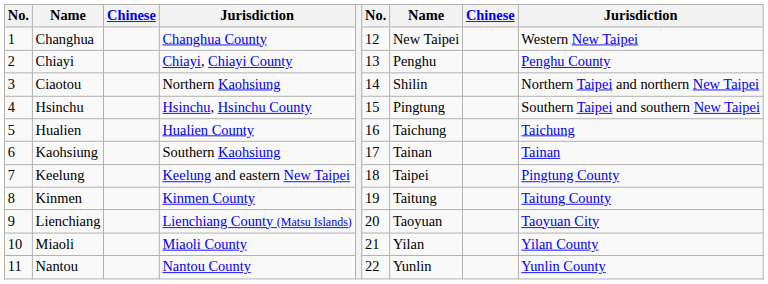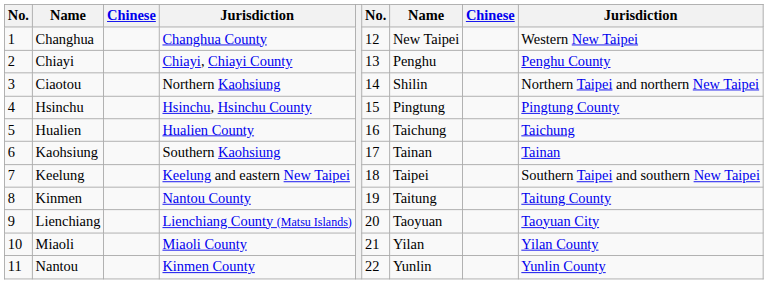(641, 107) Southern Taipei and southern New Taipei -> (570, 107) Pingtung County
(570, 175) Pingtung County -> (641, 175) Southern Taipei and southern New Taipei
(209, 198) Kinmen County -> (207, 198) Nantou County
(207, 267) Nantou County -> (209, 267) Kinmen County
